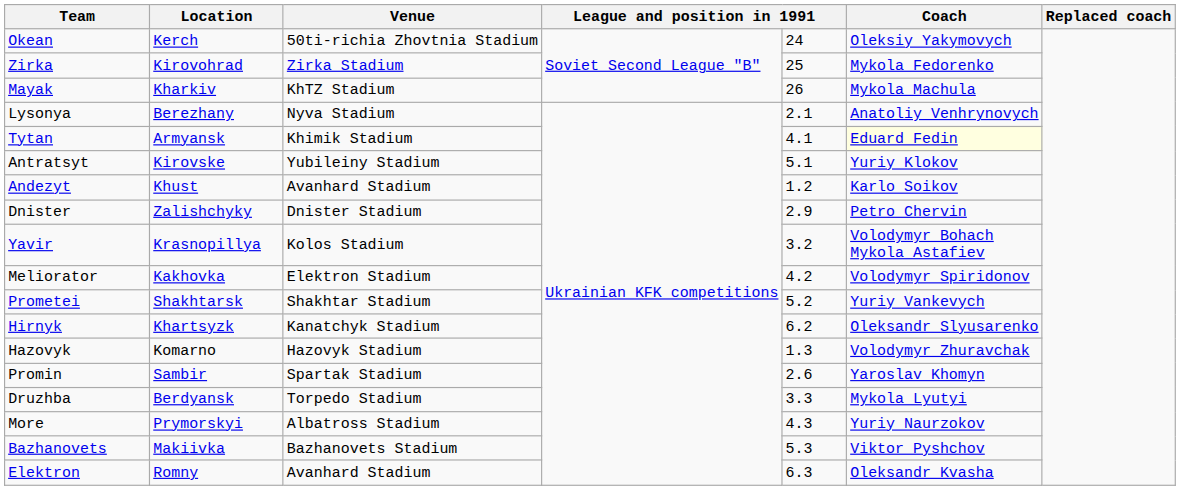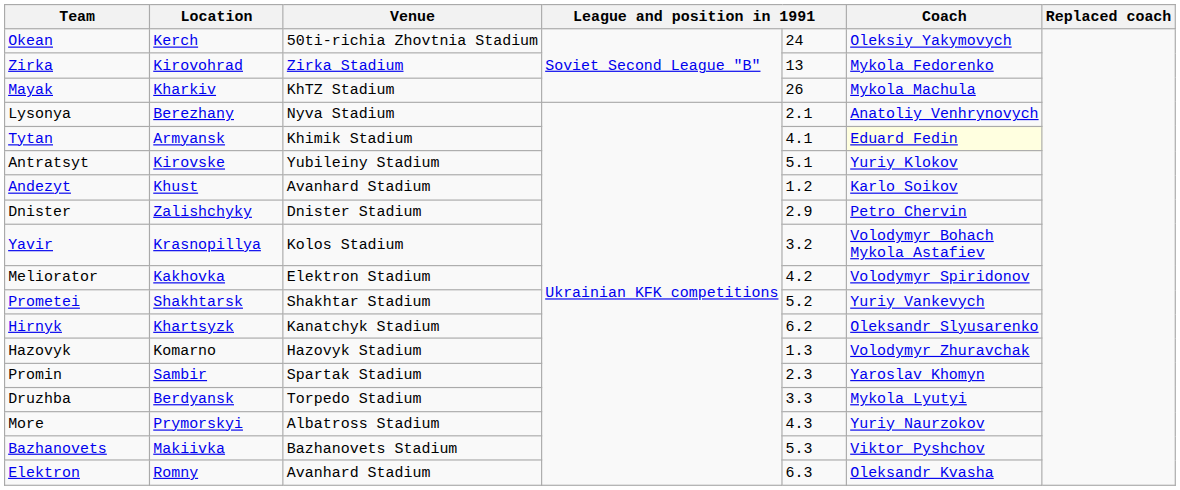(795, 65) 25 -> (795, 65) 13
(799, 375) 2.6 -> (799, 375) 2.3
